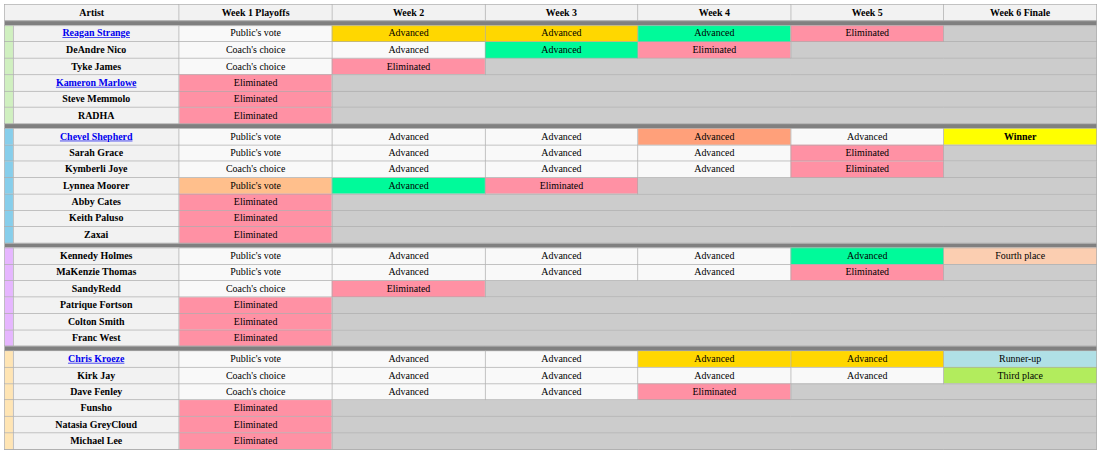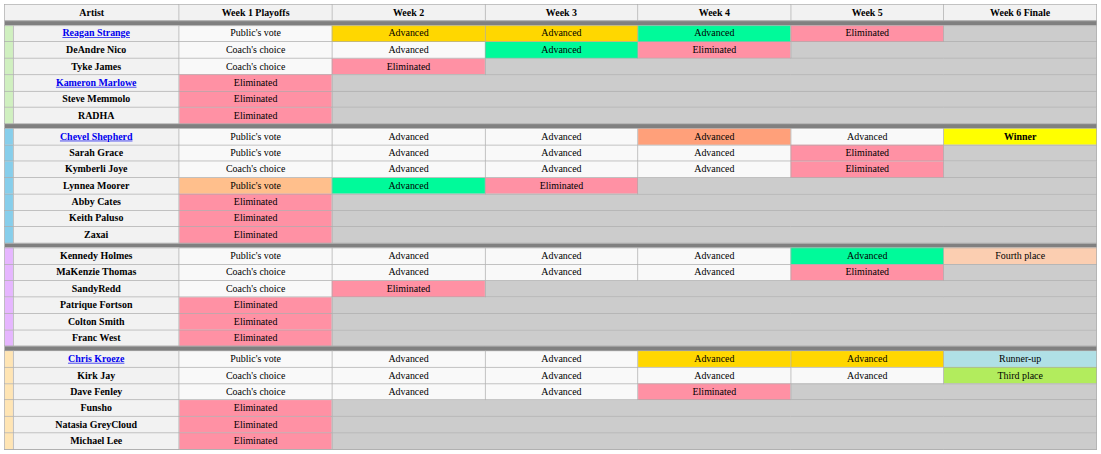(256, 272) Public's vote -> (256, 272) Coach's choice
